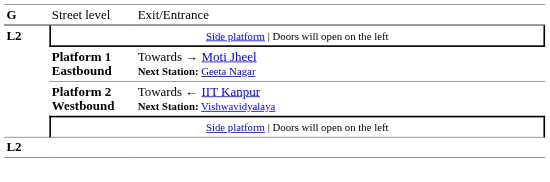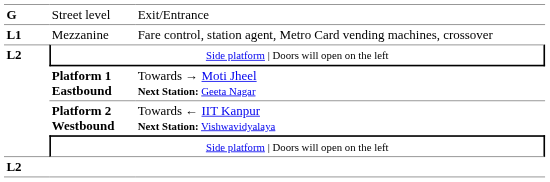+ row: (80, 34)
